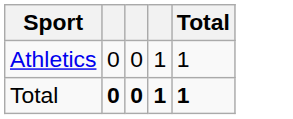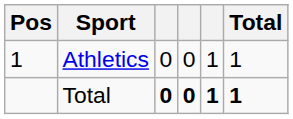+ column: (31, 22)
